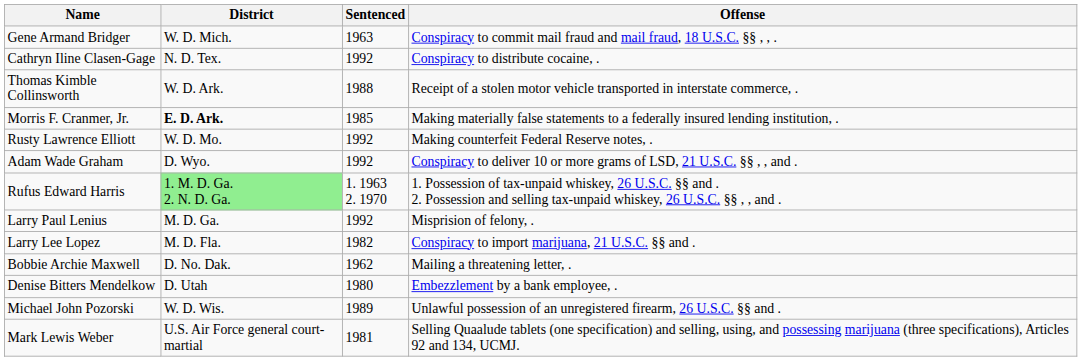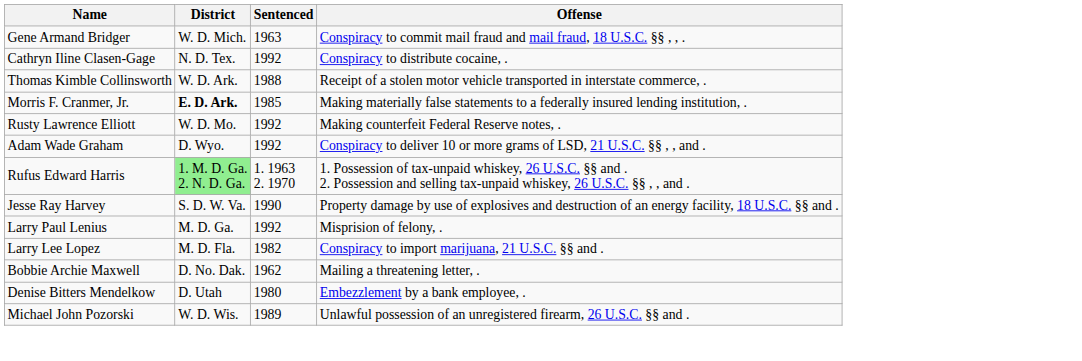+ row: (57, 205)
- row: (60, 337)
